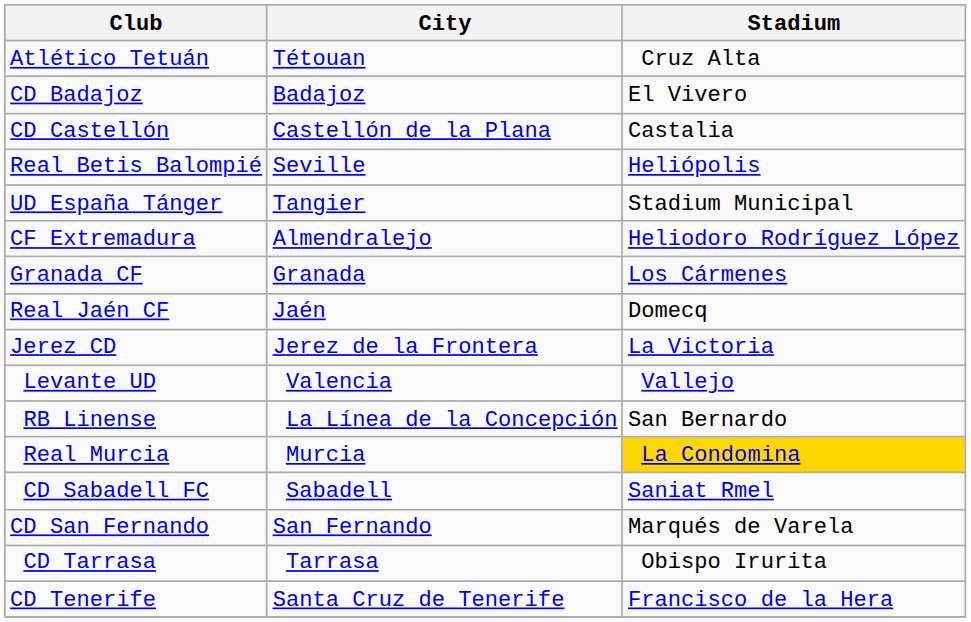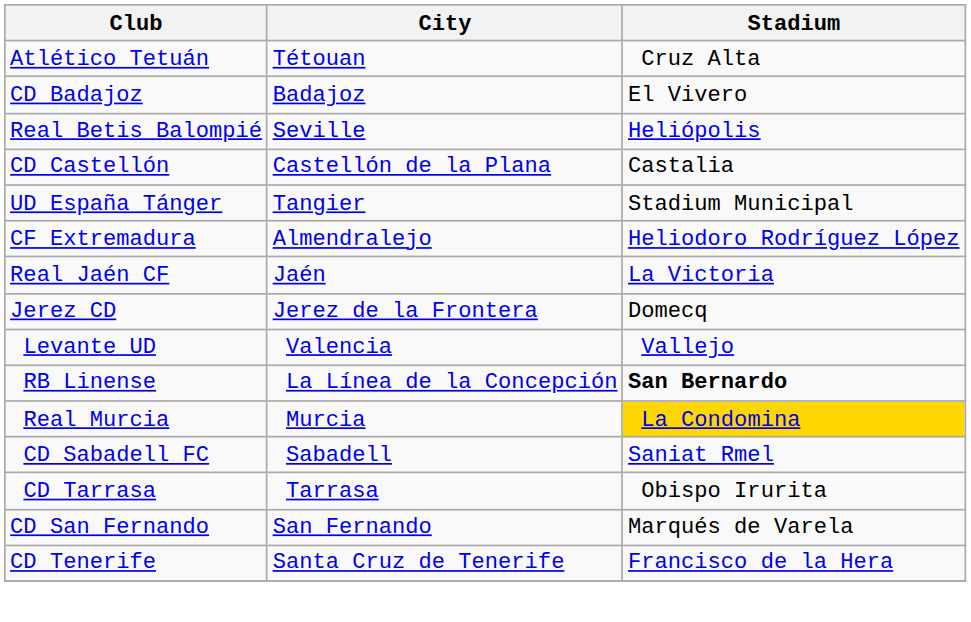rows swapped: (136, 167) <-> (90, 131)
- row: (76, 275)
(668, 311) Domecq -> (701, 275) La Victoria
(701, 347) La Victoria -> (668, 311) Domecq
(708, 419) normal -> (708, 383) bold
rows swapped: (110, 527) <-> (83, 563)
